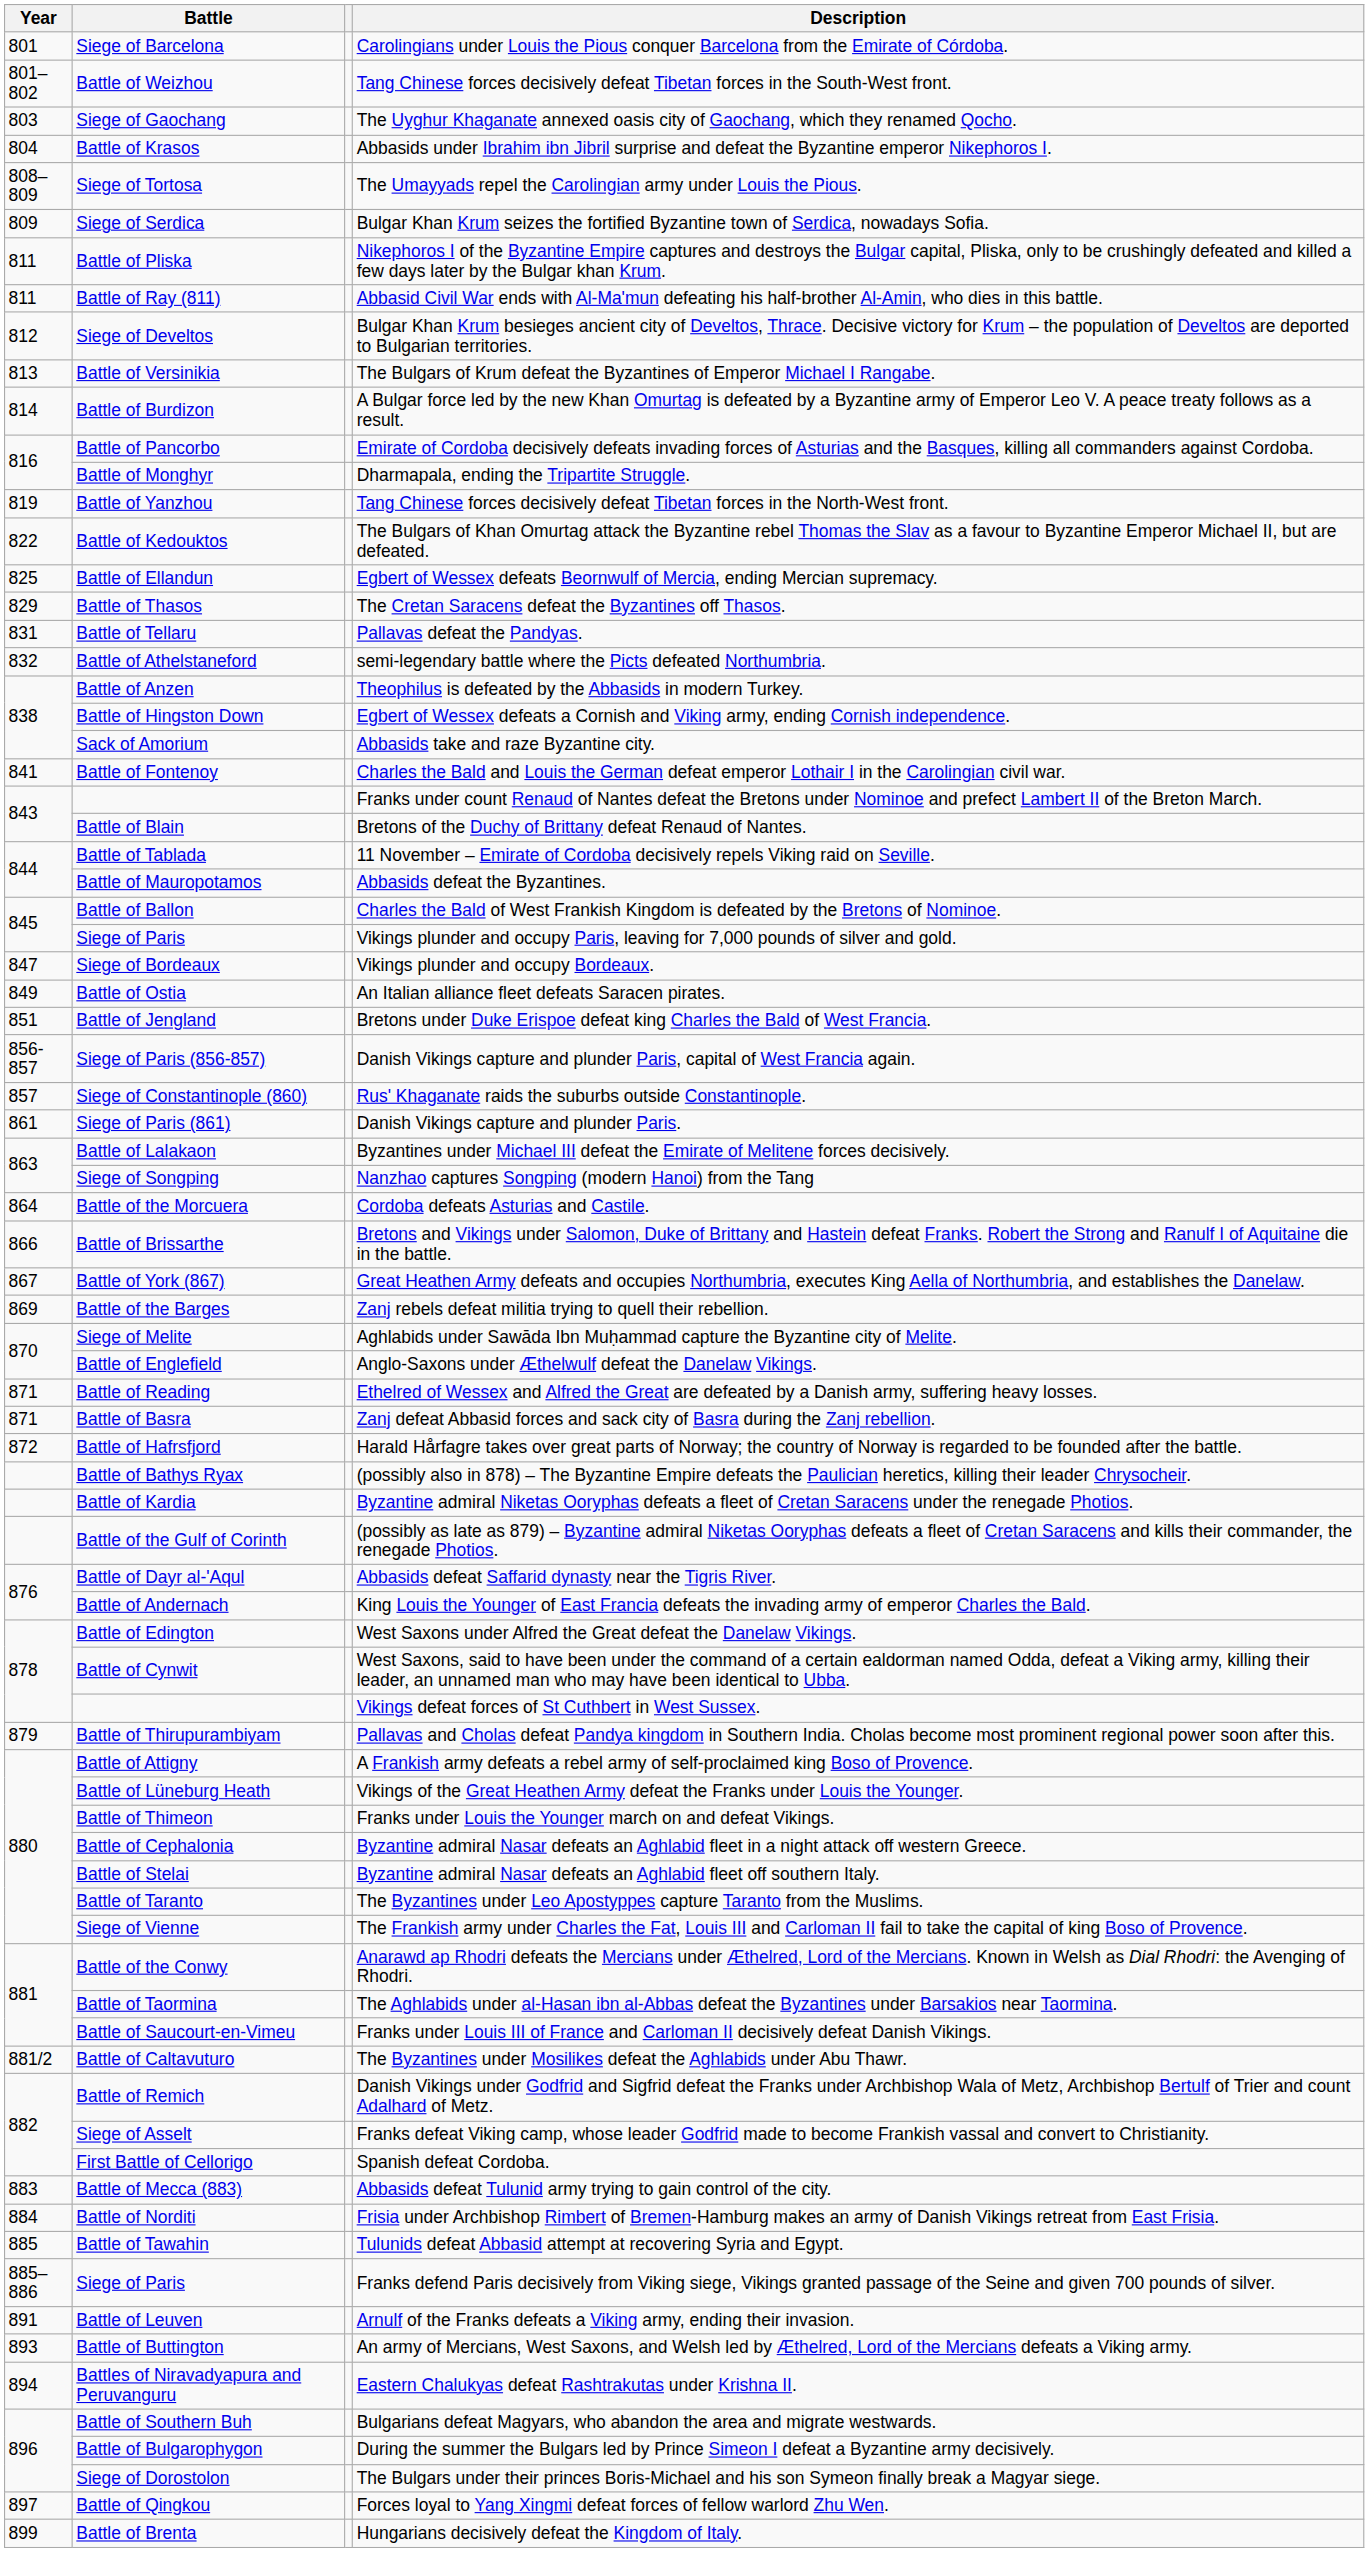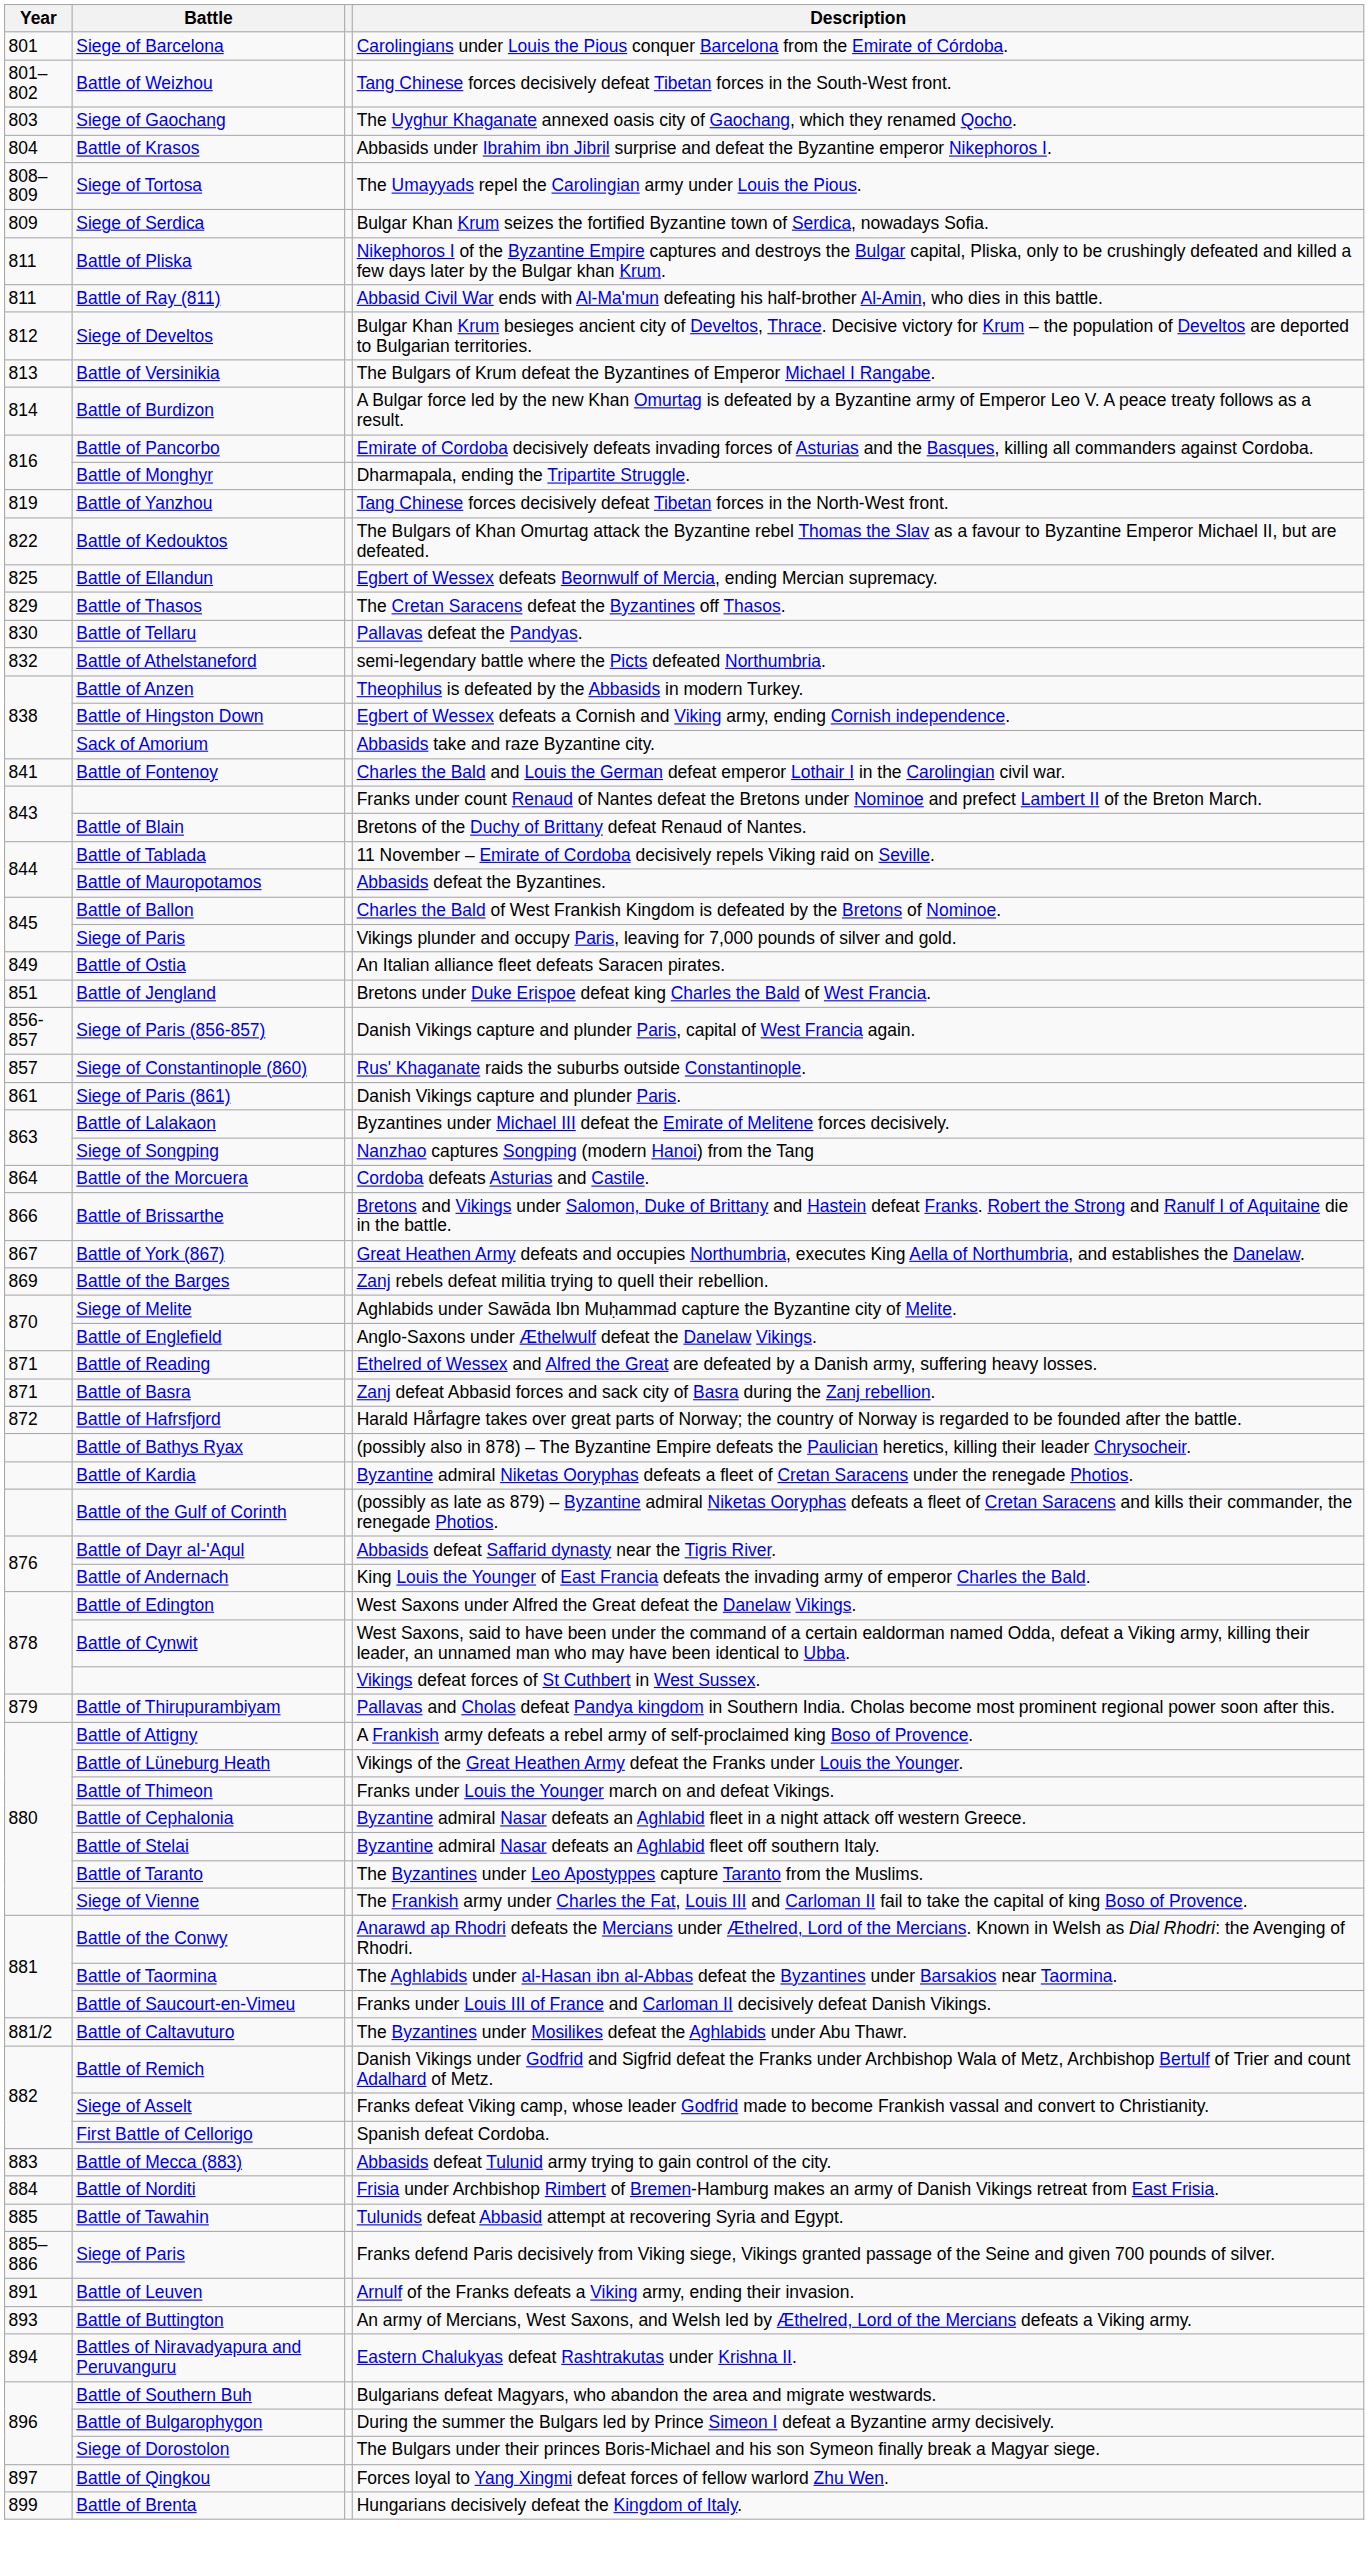(23, 633) 831 -> (23, 633) 830
- row: (505, 965)
